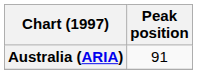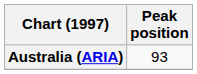(159, 57) 91 -> (159, 57) 93
